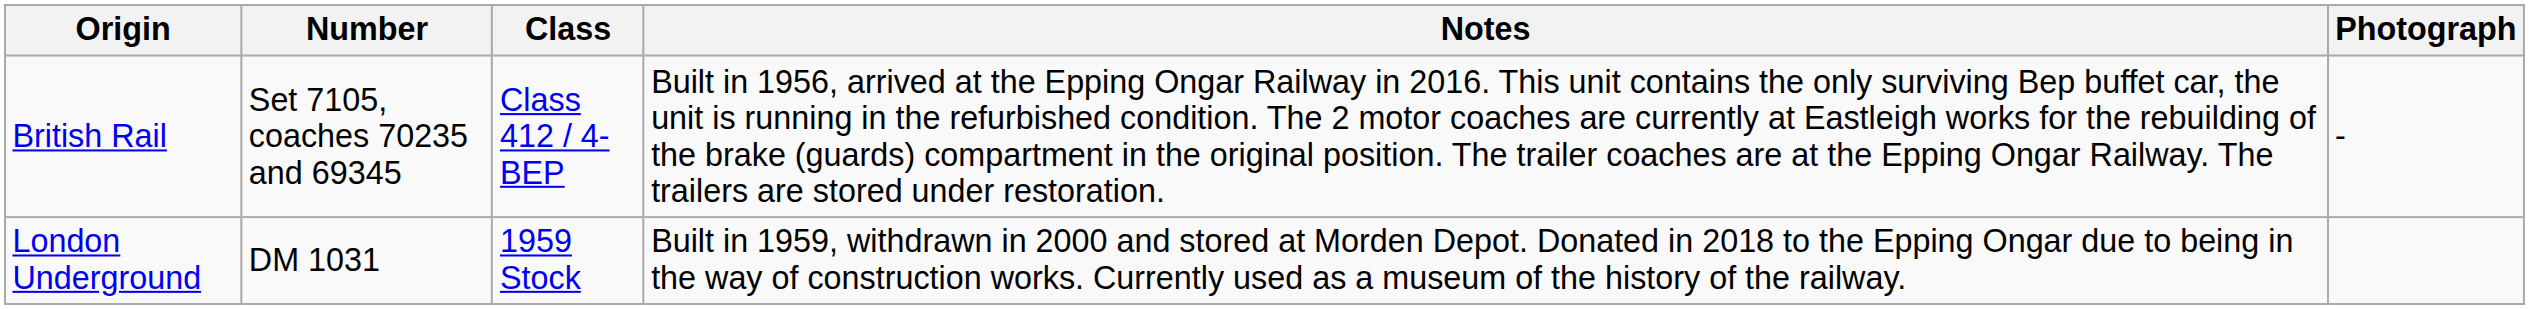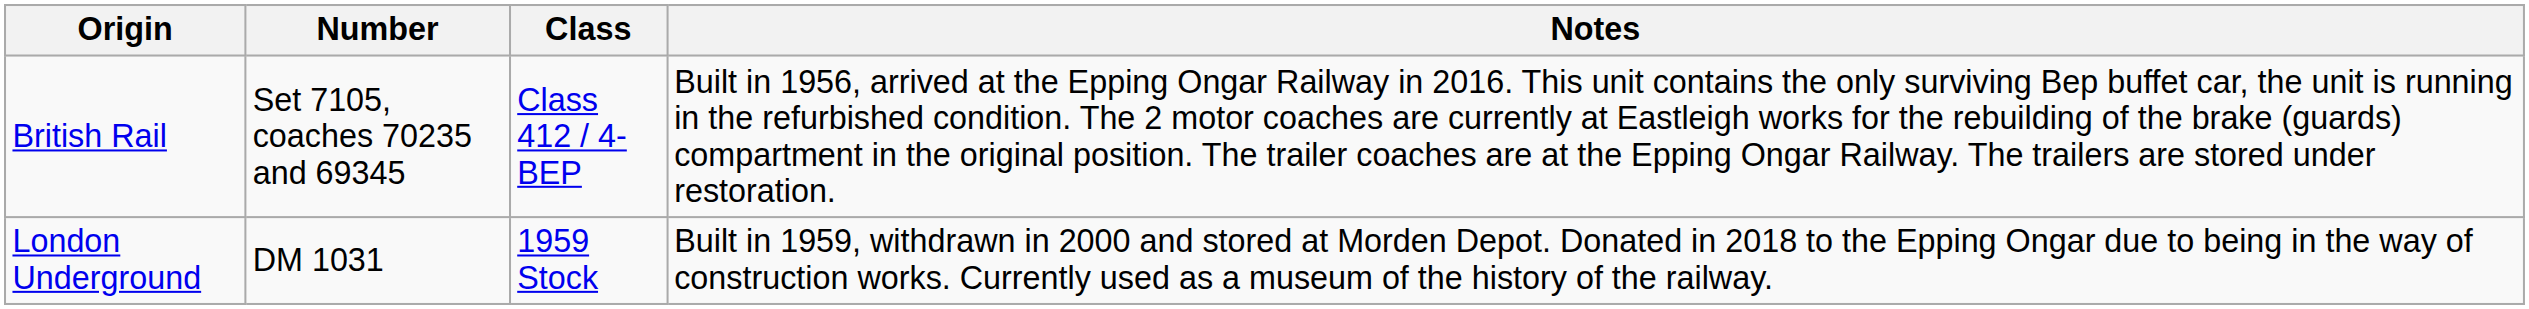- column: (2426, 30)
